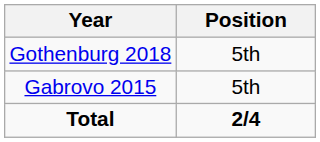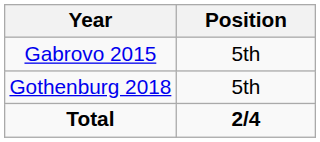rows swapped: (90, 86) <-> (90, 53)
